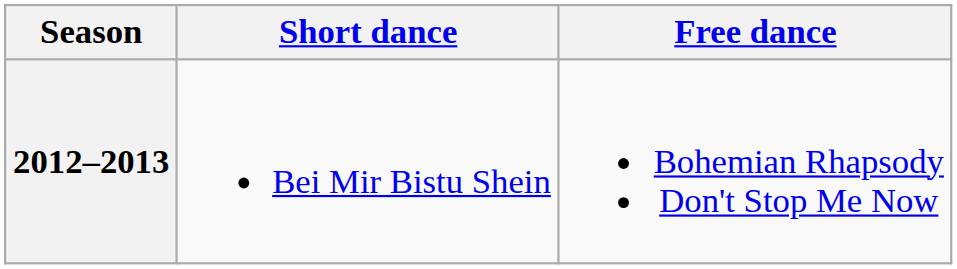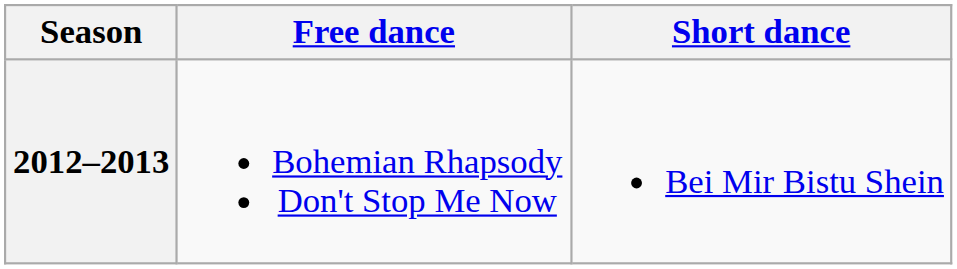columns swapped: (368, 32) <-> (755, 32)
